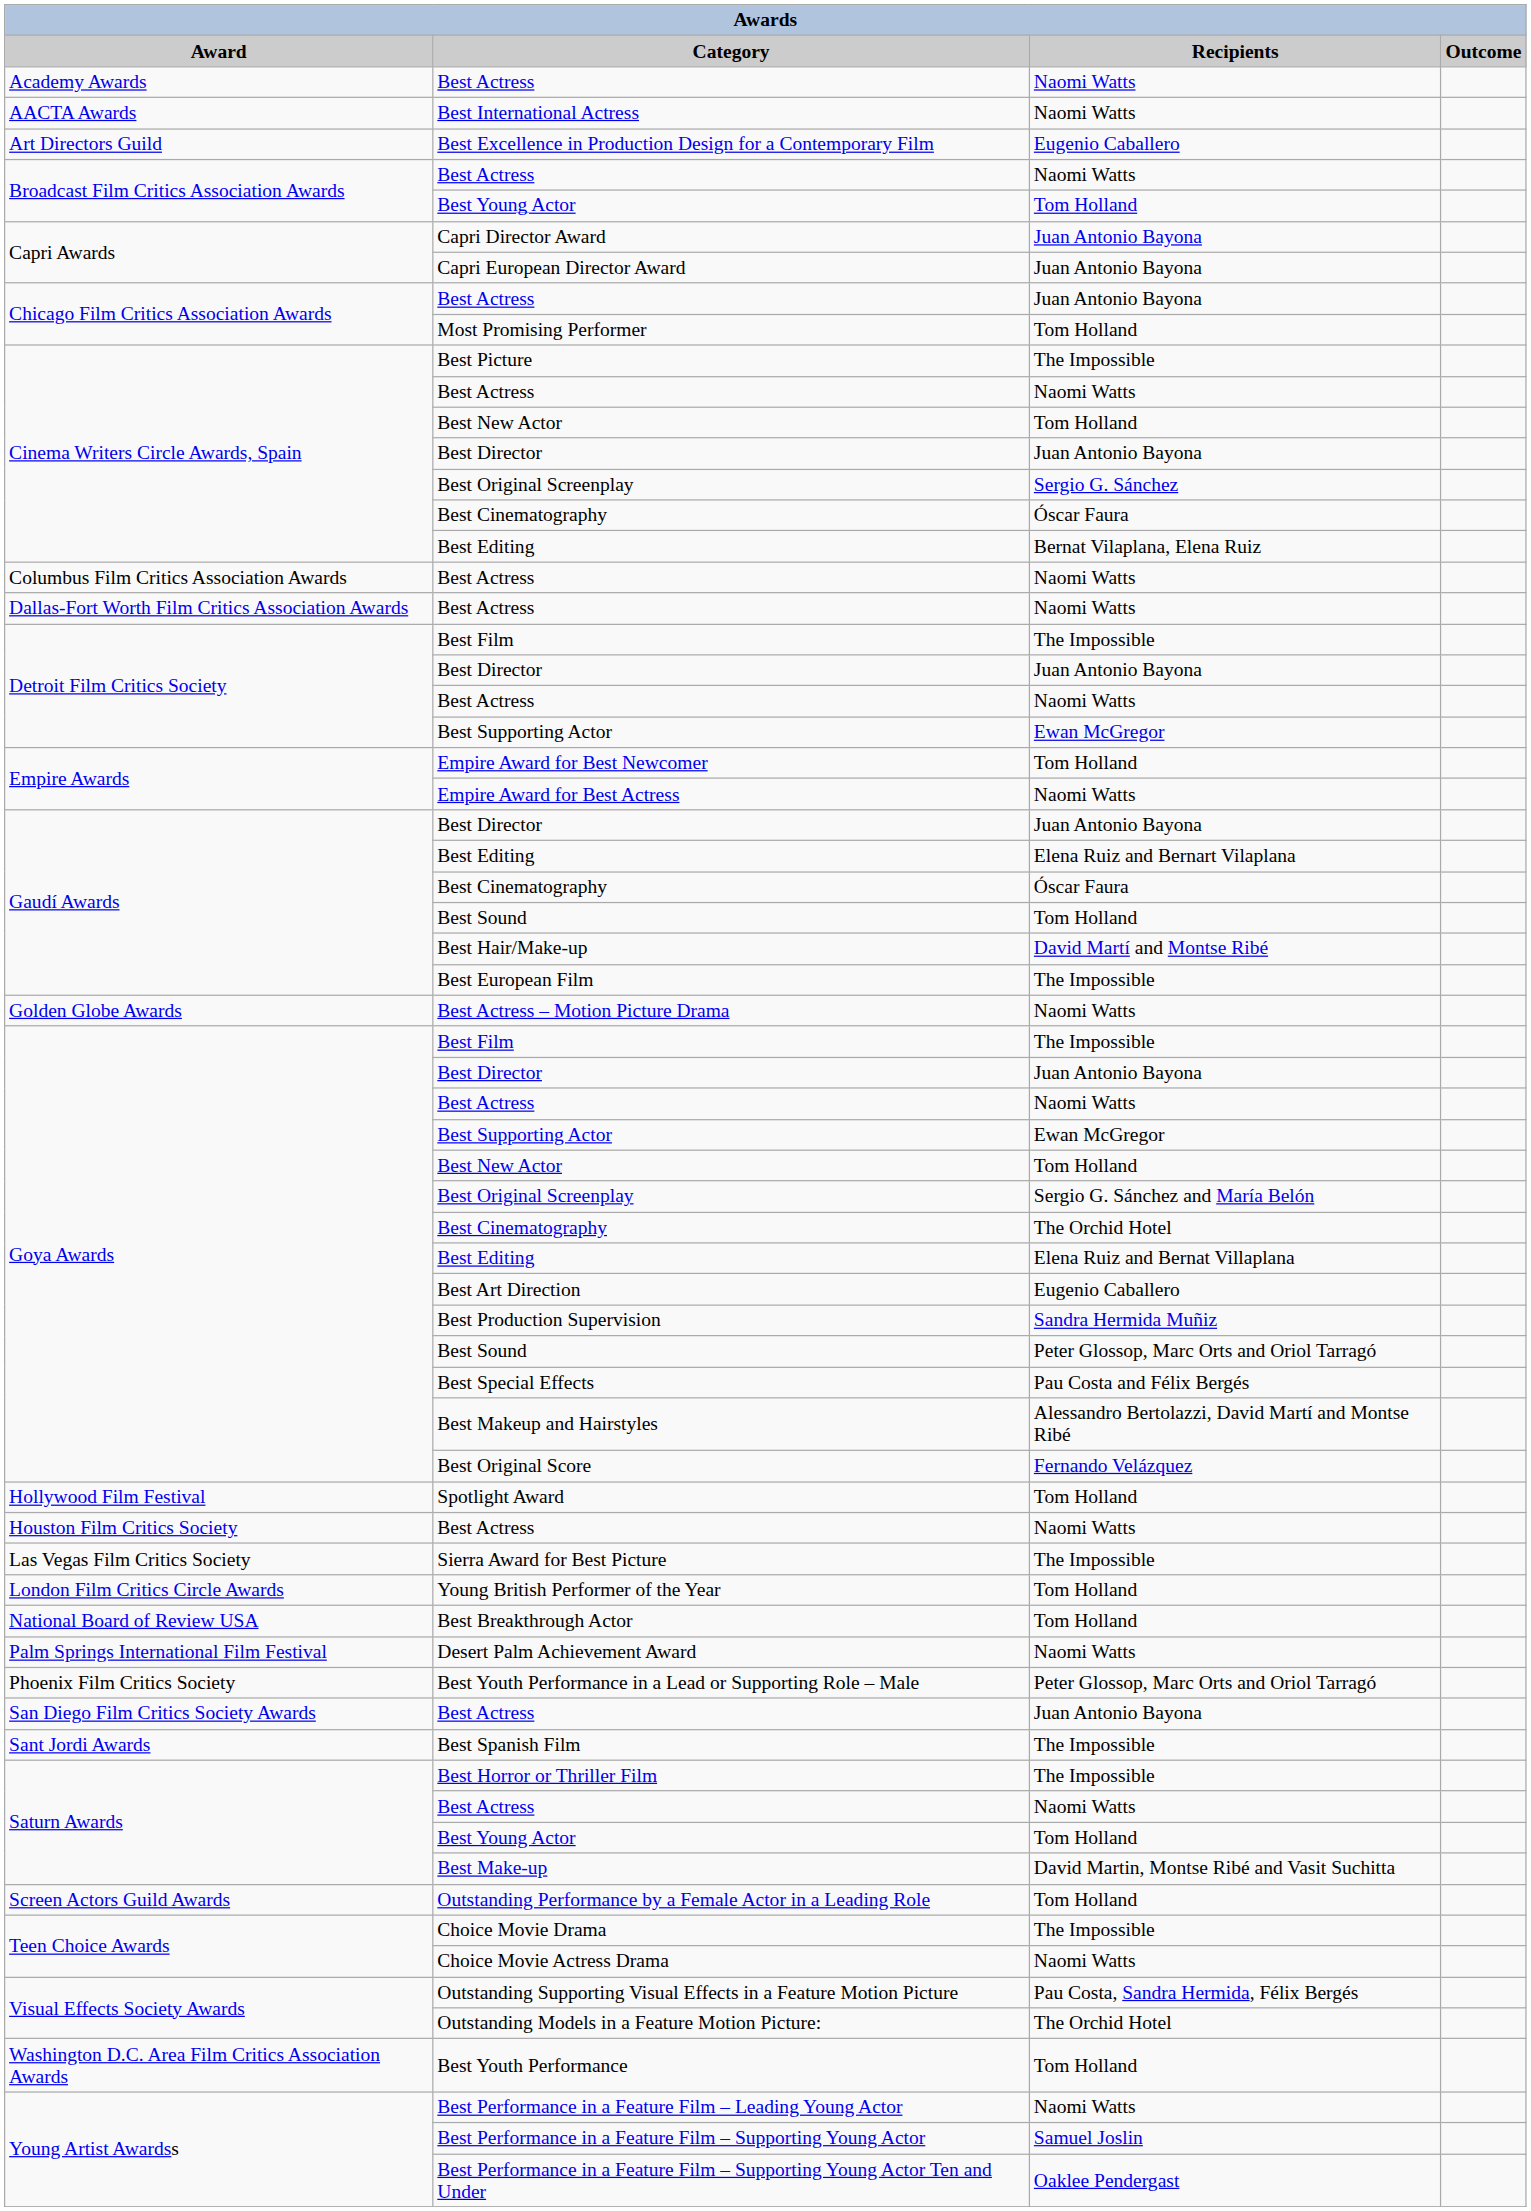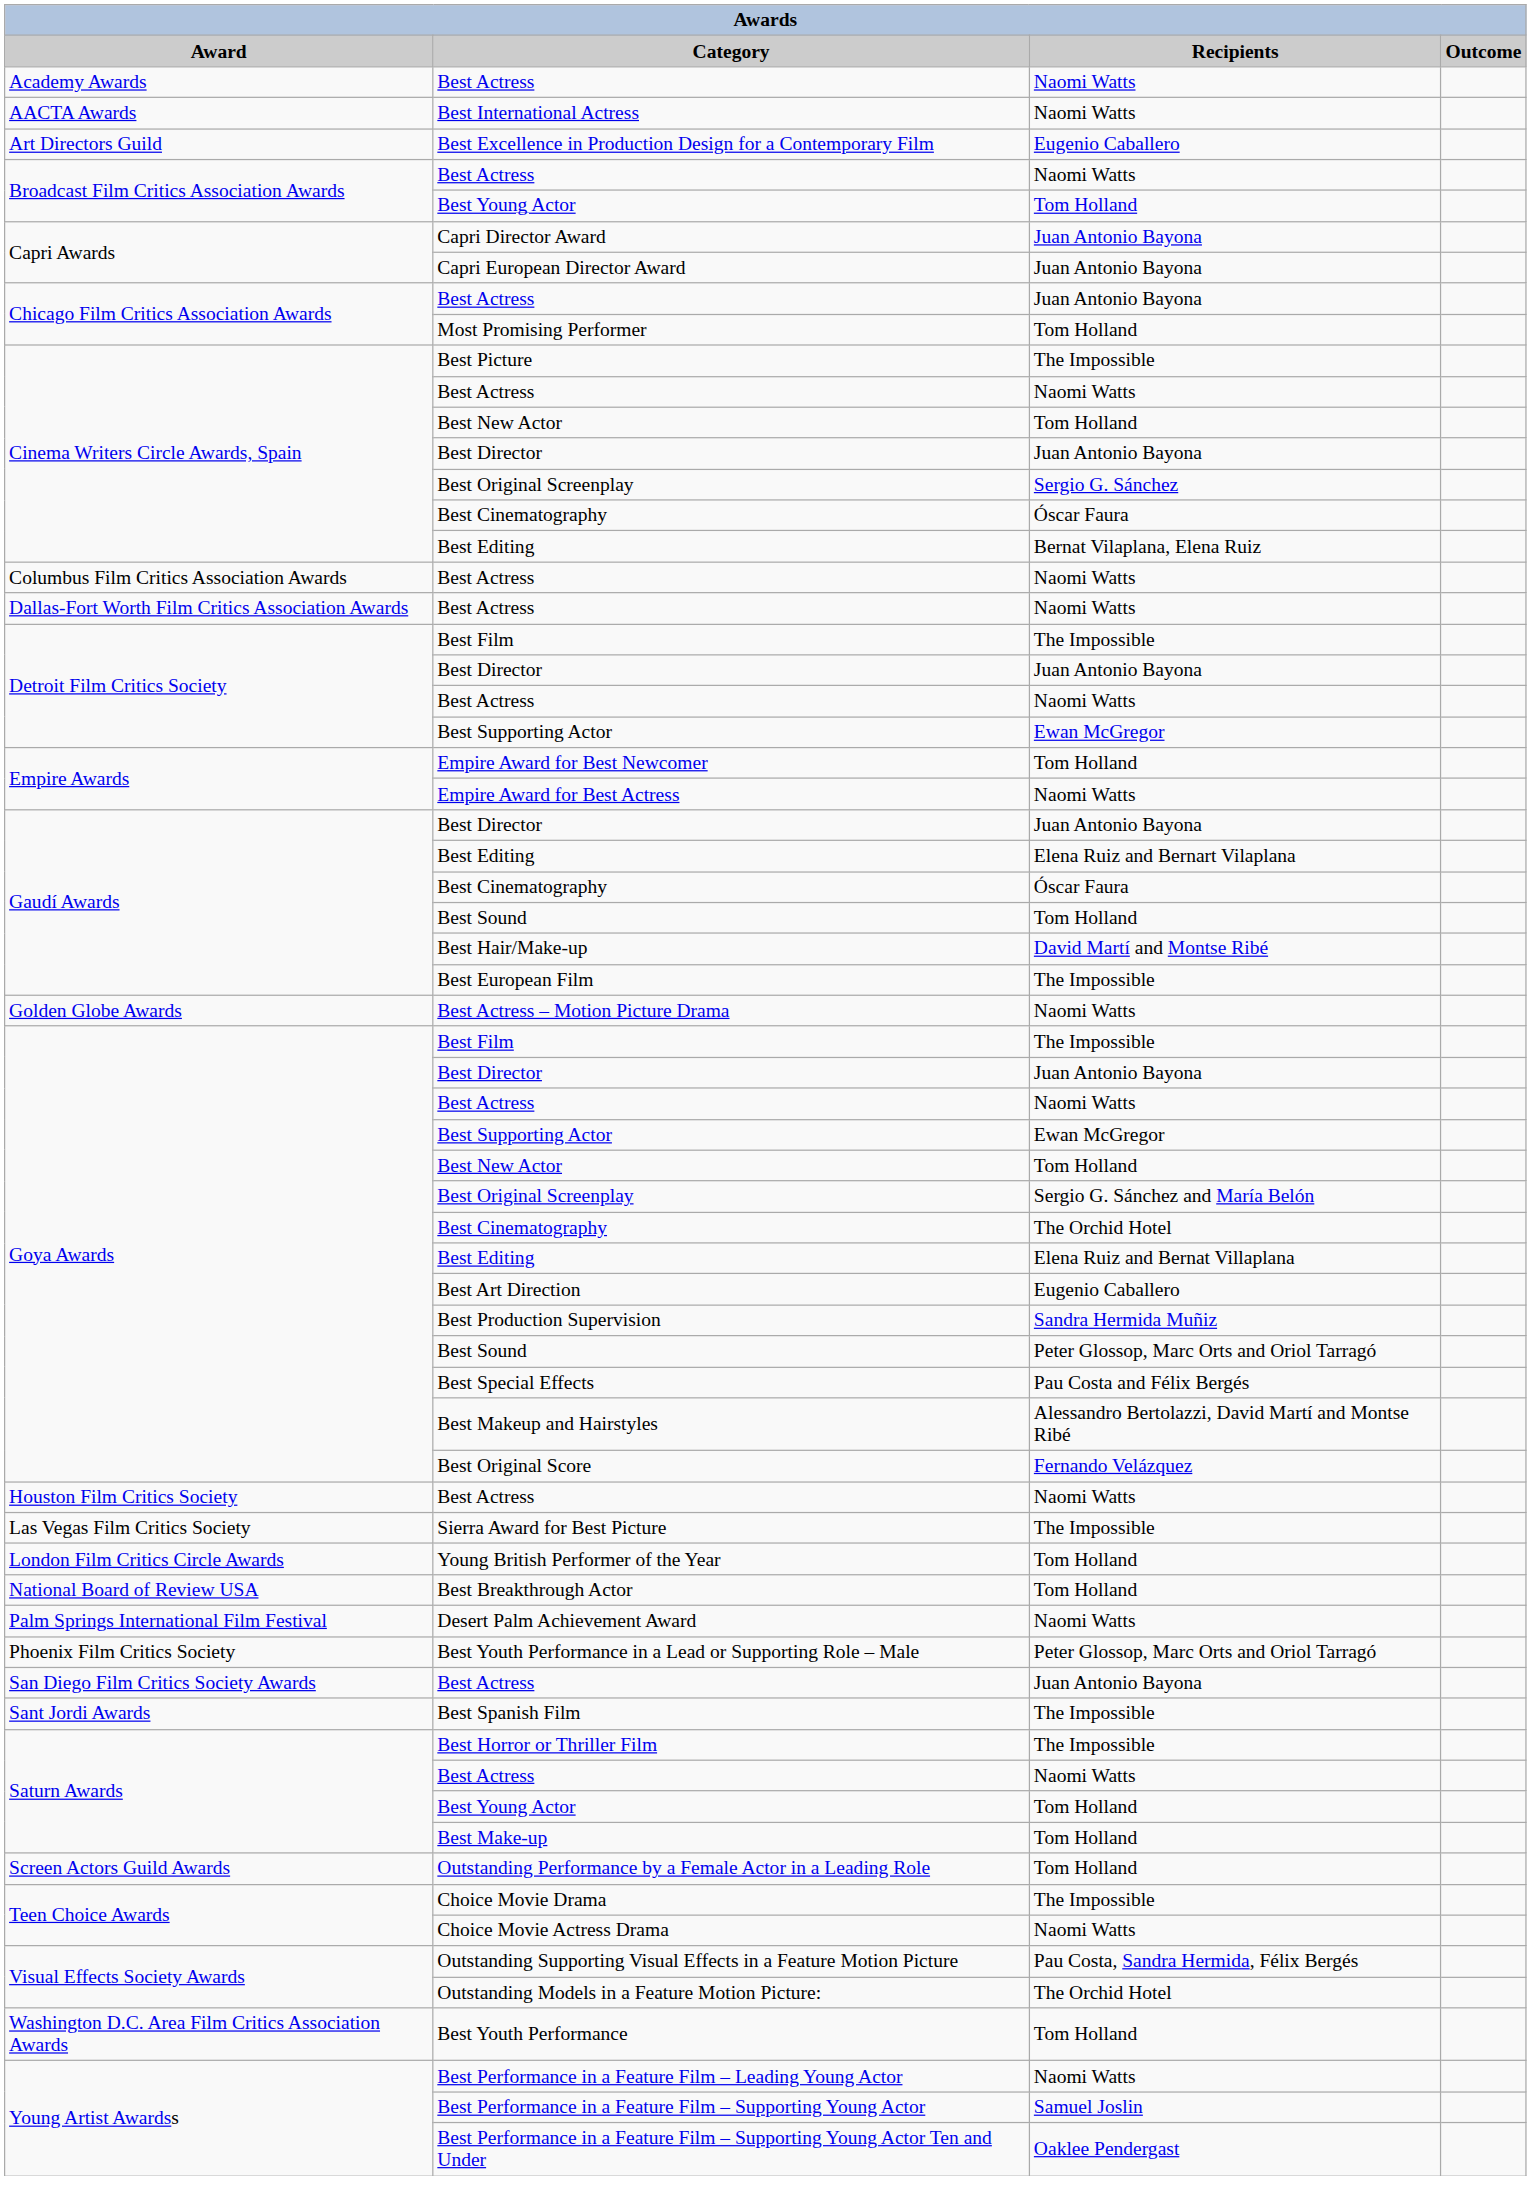- row: (107, 1496)
(1215, 1868) David Martin, Montse Ribé and Vasit Suchitta -> (1086, 1837) Tom Holland
